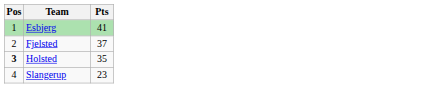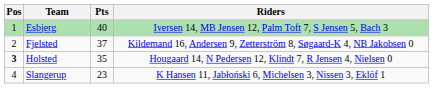+ column: (271, 12)
(102, 28) 41 -> (102, 28) 40
